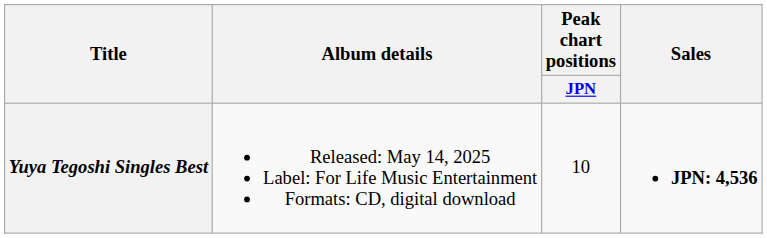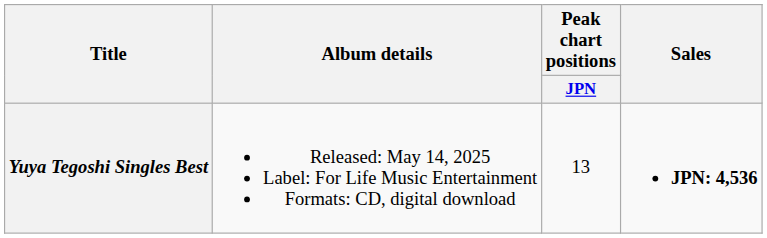(581, 167) 10 -> (581, 167) 13
